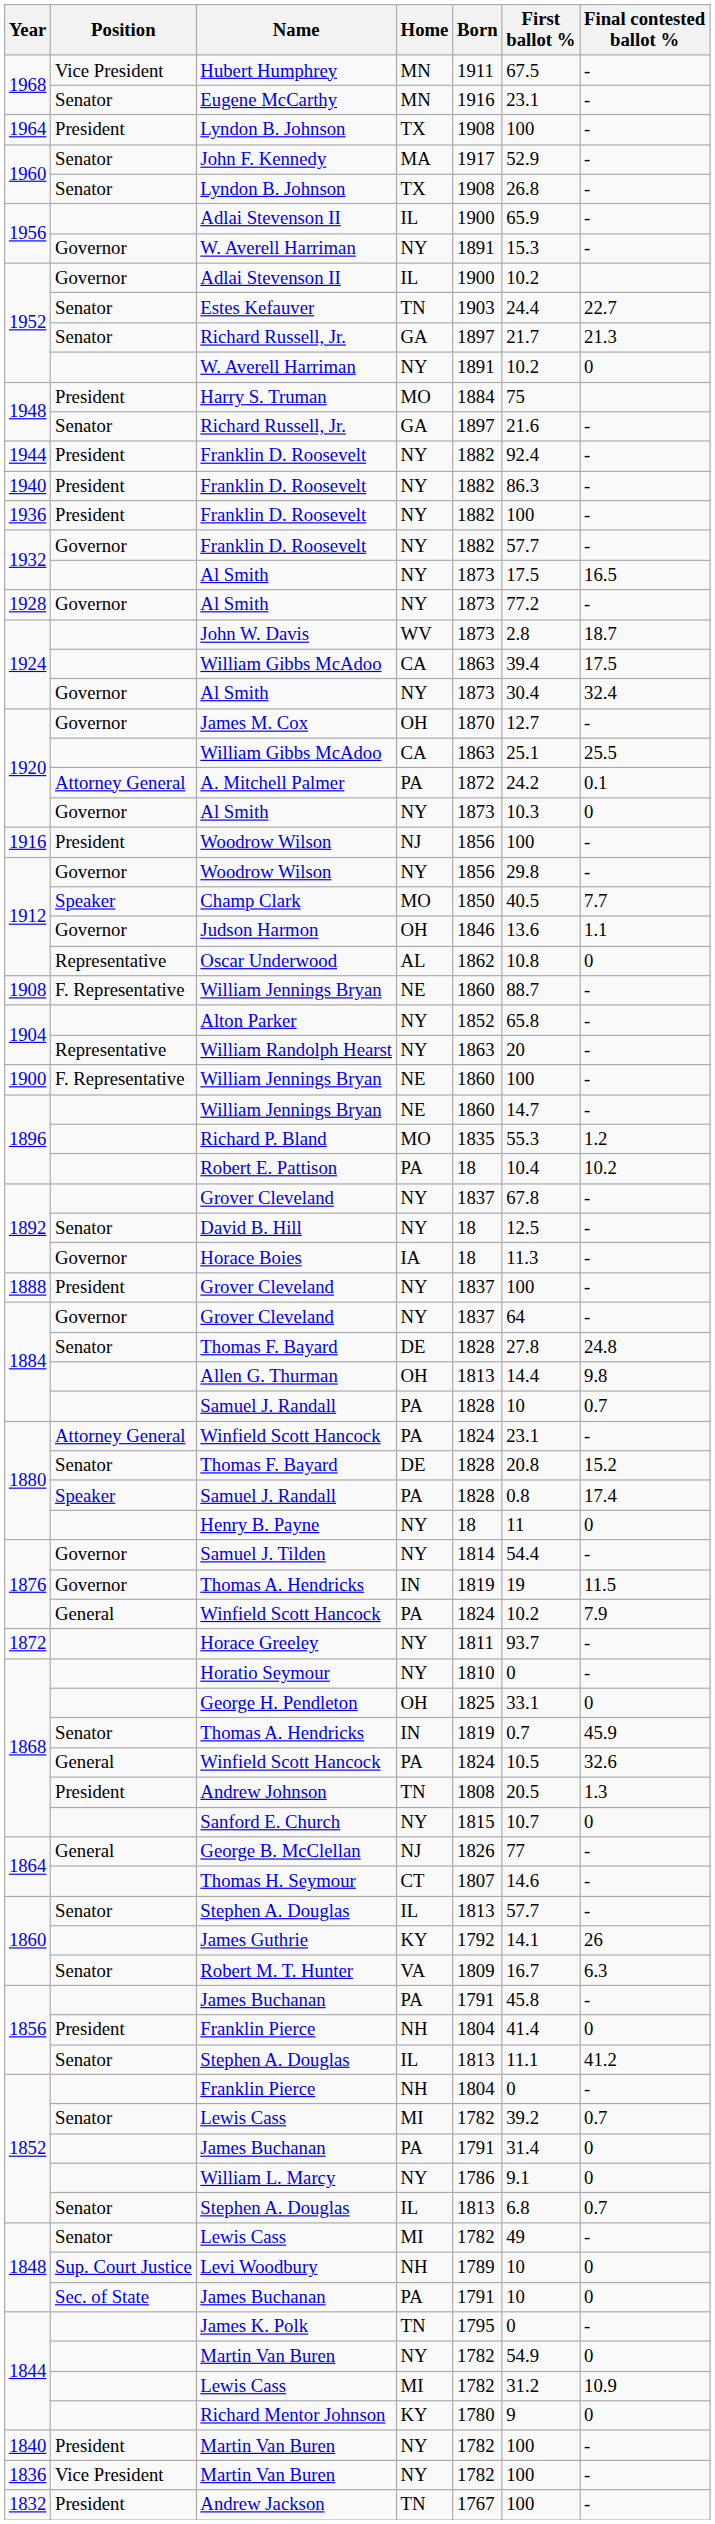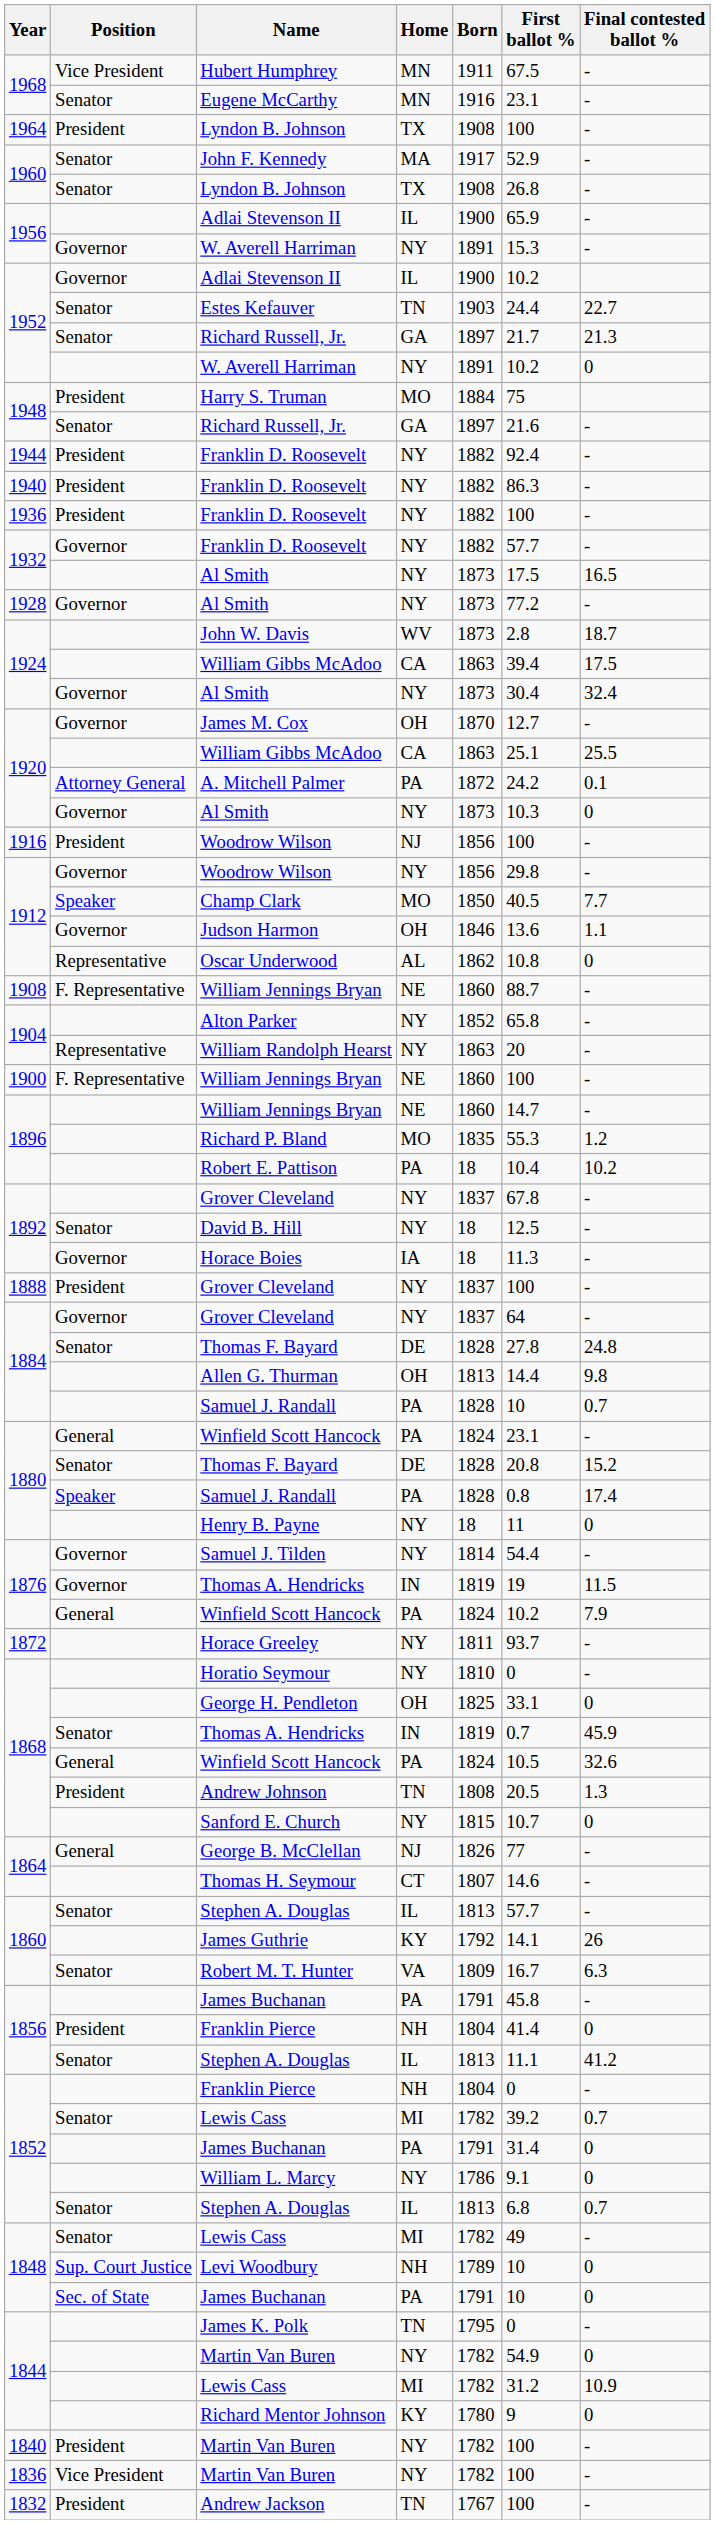(120, 1435) Attorney General -> (85, 1435) General
